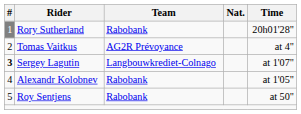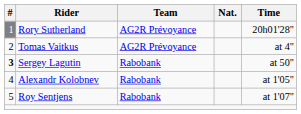(127, 29) Rabobank -> (158, 29) AG2R Prévoyance
(161, 63) Langbouwkrediet-Colnago -> (140, 63) Rabobank
(278, 63) at 1'07" -> (282, 63) at 50"
(282, 97) at 50" -> (278, 97) at 1'07"
